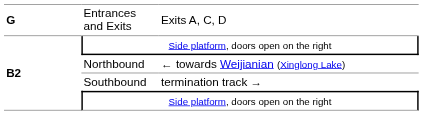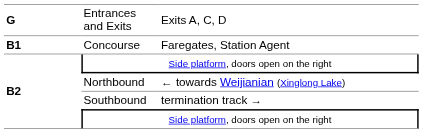+ row: (112, 45)
